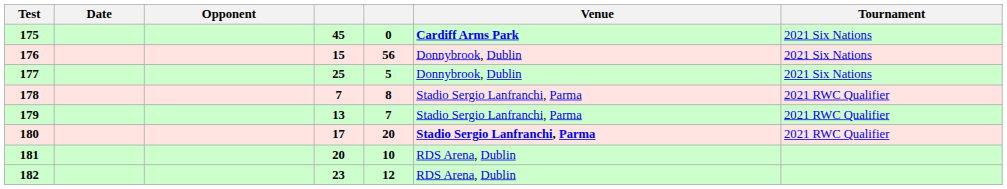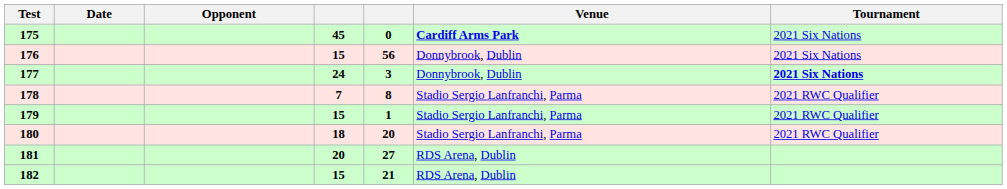(339, 74) 25 -> (339, 74) 24
(388, 74) 5 -> (388, 74) 3
(828, 74) normal -> (818, 74) bold
(339, 114) 13 -> (339, 114) 15
(388, 114) 7 -> (388, 114) 1
(339, 134) 17 -> (339, 134) 18
(506, 134) bold -> (499, 134) normal
(388, 154) 10 -> (388, 154) 27
(339, 174) 23 -> (339, 174) 15
(388, 174) 12 -> (388, 174) 21
